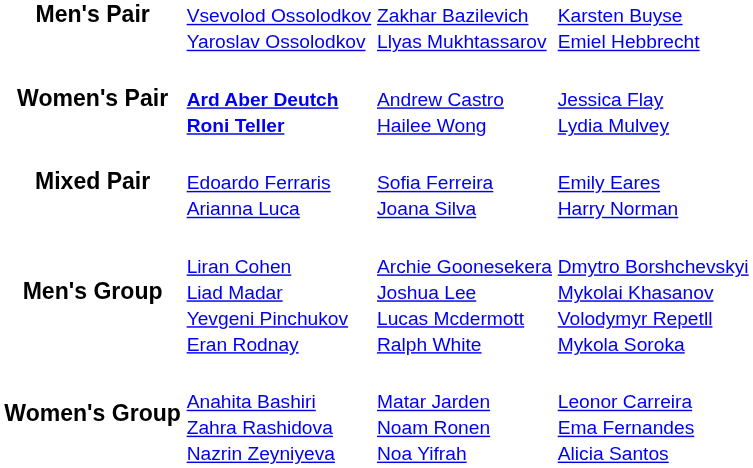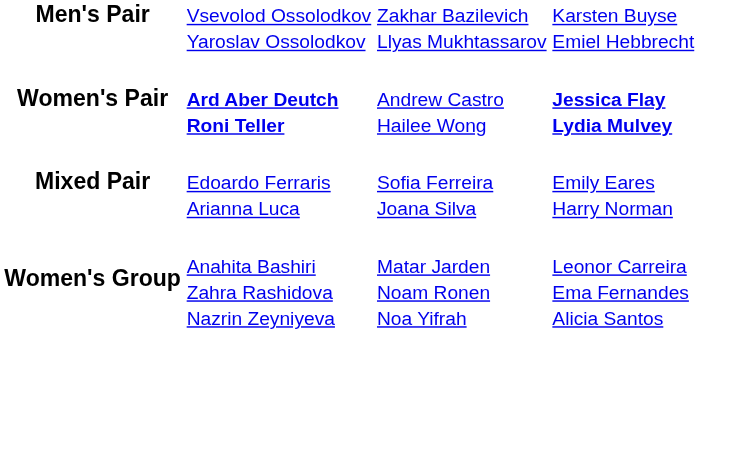(613, 112) normal -> (612, 111) bold
- row: (93, 291)
